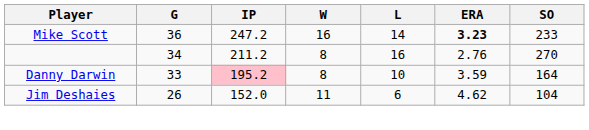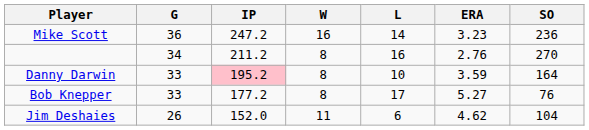(472, 35) bold -> (472, 35) normal
(547, 35) 233 -> (547, 35) 236
+ row: (71, 95)
